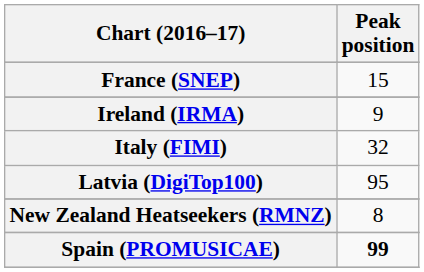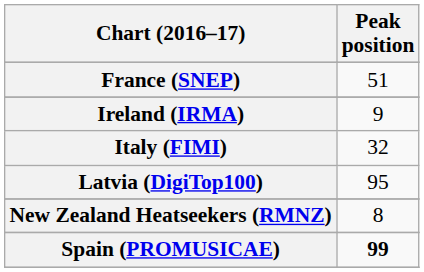(378, 79) 15 -> (378, 79) 51
